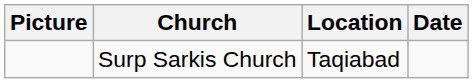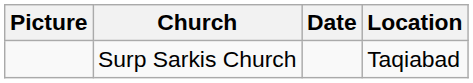columns swapped: (355, 22) <-> (438, 22)
